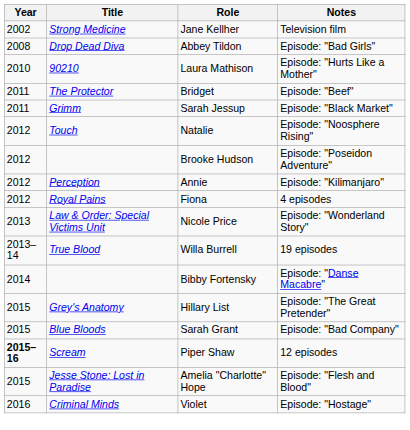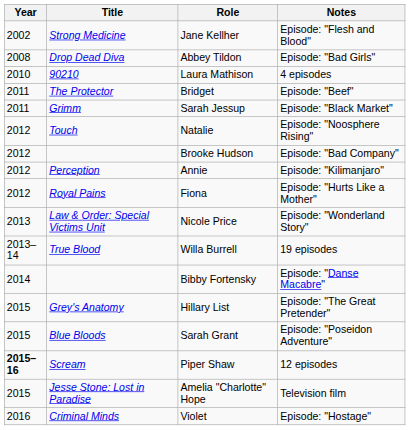(313, 29) Television film -> (327, 35) Episode: "Flesh and Blood"
(332, 69) Episode: "Hurts Like a Mother" -> (306, 74) 4 episodes
(326, 159) Episode: "Poseidon Adventure" -> (339, 153) Episode: "Bad Company"
(306, 199) 4 episodes -> (332, 193) Episode: "Hurts Like a Mother"
(339, 330) Episode: "Bad Company" -> (326, 336) Episode: "Poseidon Adventure"
(327, 381) Episode: "Flesh and Blood" -> (313, 393) Television film
